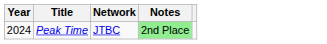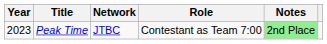+ column: (201, 13)
(19, 30) 2024 -> (19, 30) 2023
